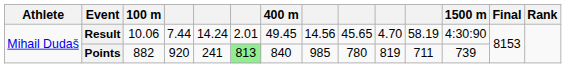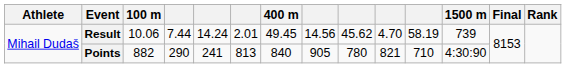(357, 34) 45.65 -> (357, 34) 45.62
(466, 34) 4:30:90 -> (466, 34) 739
(179, 54) 920 -> (179, 54) 290
(246, 54) lightgreen background -> (246, 54) no background
(320, 54) 985 -> (320, 54) 905
(390, 54) 819 -> (390, 54) 821
(423, 54) 711 -> (423, 54) 710
(466, 54) 739 -> (466, 54) 4:30:90
